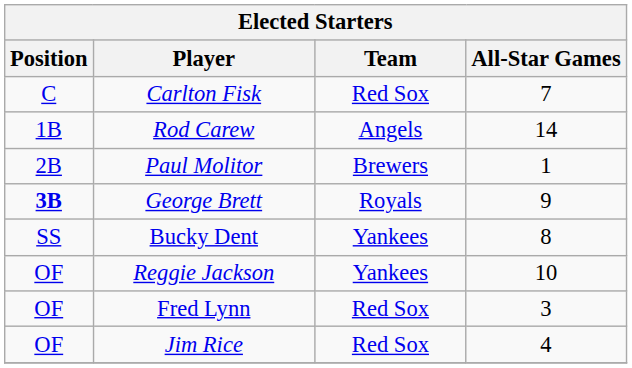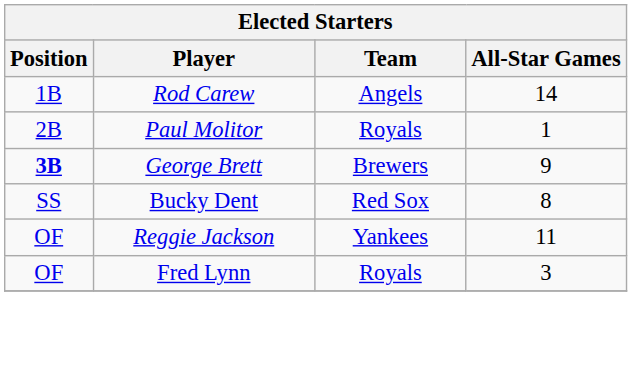- row: (204, 93)
(390, 165) Brewers -> (390, 129) Royals
(390, 201) Royals -> (390, 165) Brewers
(390, 237) Yankees -> (390, 201) Red Sox
(546, 272) 10 -> (546, 237) 11
(390, 308) Red Sox -> (390, 272) Royals
- row: (204, 344)
